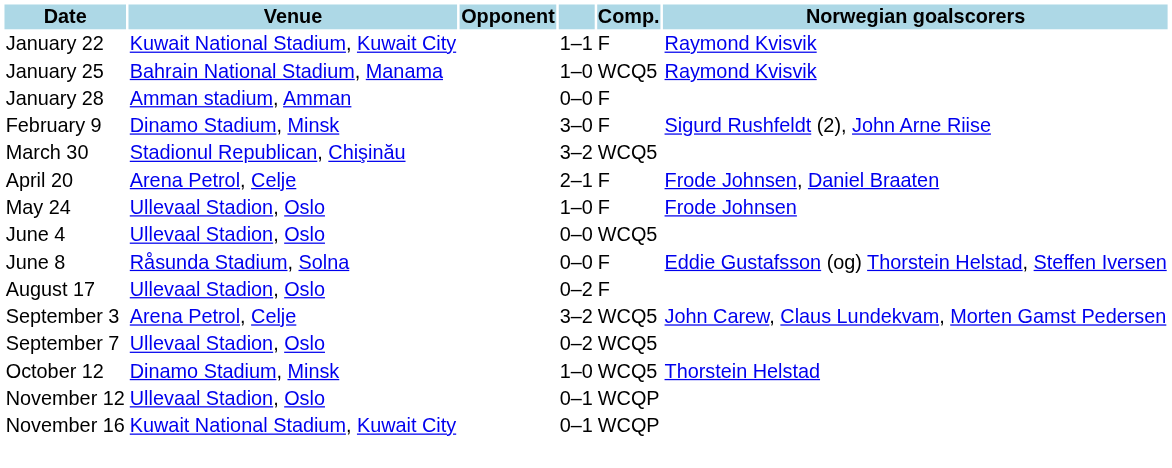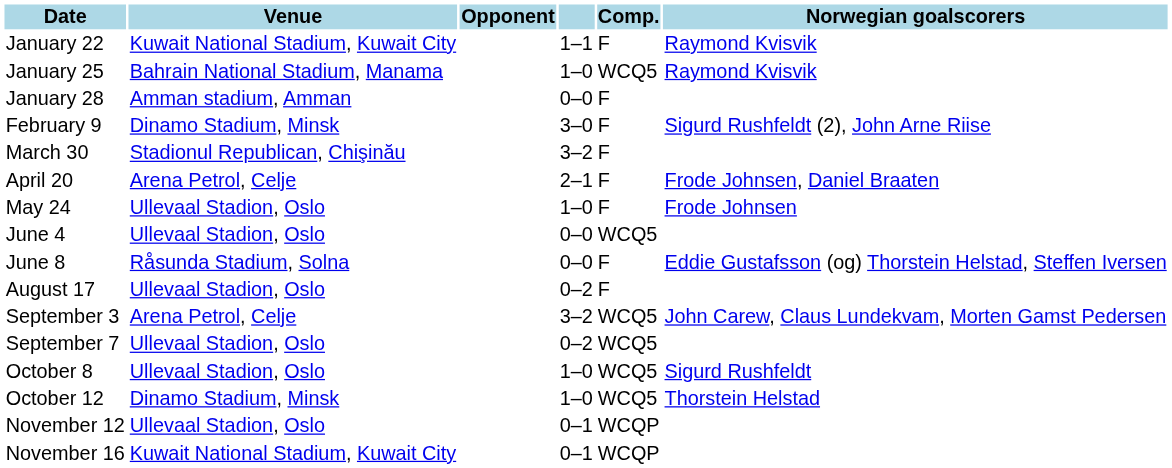(628, 153) WCQ5 -> (604, 153) F
+ row: (49, 371)
